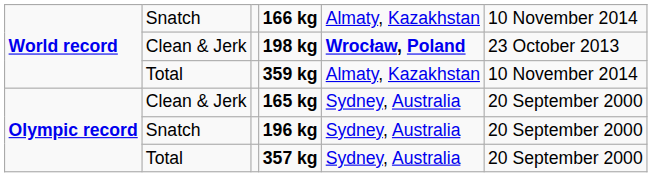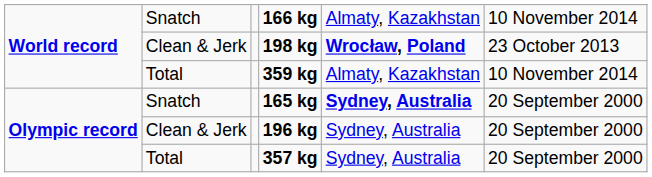(196, 102) Clean & Jerk -> (173, 102) Snatch
(393, 102) normal -> (399, 102) bold
(173, 130) Snatch -> (196, 130) Clean & Jerk
